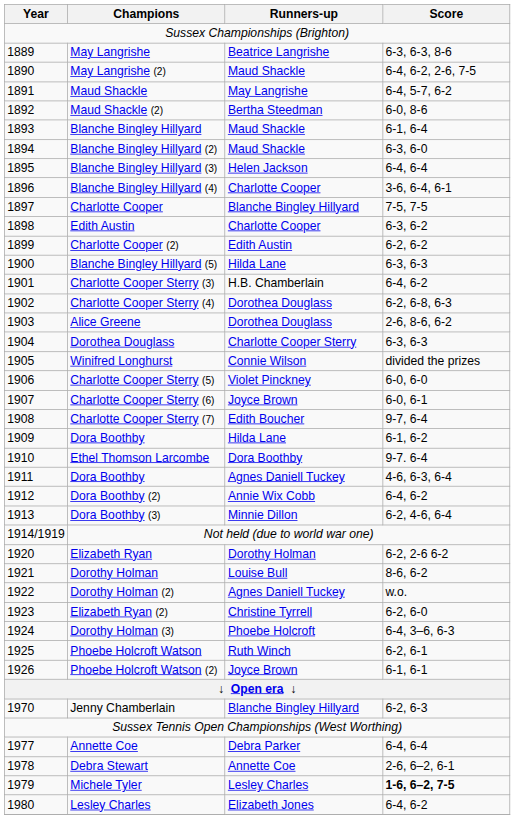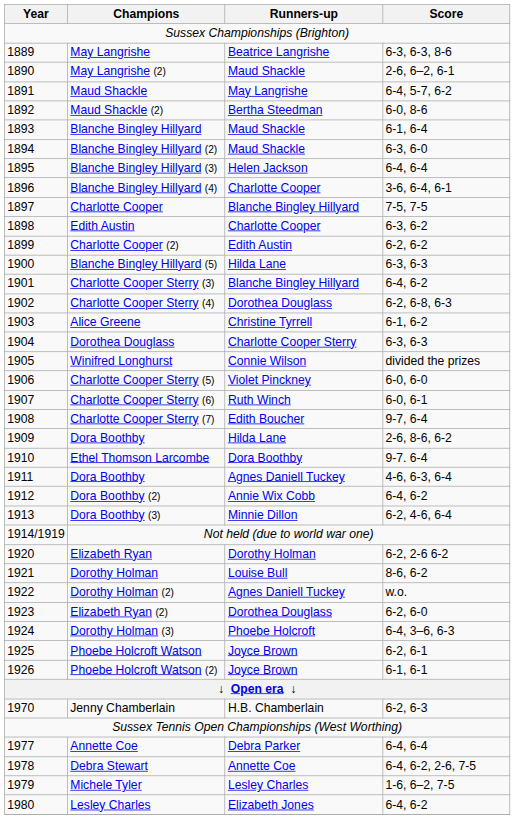(431, 71) 6-4, 6-2, 2-6, 7-5 -> (420, 71) 2-6, 6–2, 6-1
(276, 284) H.B. Chamberlain -> (293, 284) Blanche Bingley Hillyard
(280, 322) Dorothea Douglass -> (270, 322) Christine Tyrrell
(419, 322) 2-6, 8-6, 6-2 -> (406, 322) 6-1, 6-2
(263, 399) Joyce Brown -> (259, 399) Ruth Winch
(406, 438) 6-1, 6-2 -> (419, 438) 2-6, 8-6, 6-2
(270, 611) Christine Tyrrell -> (280, 611) Dorothea Douglass
(259, 650) Ruth Winch -> (263, 650) Joyce Brown
(293, 708) Blanche Bingley Hillyard -> (276, 708) H.B. Chamberlain
(420, 766) 2-6, 6–2, 6-1 -> (431, 766) 6-4, 6-2, 2-6, 7-5
(420, 785) bold -> (420, 785) normal
